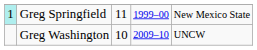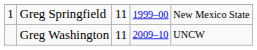(11, 14) paleturquoise background -> (11, 14) no background
(121, 34) 10 -> (121, 34) 11
